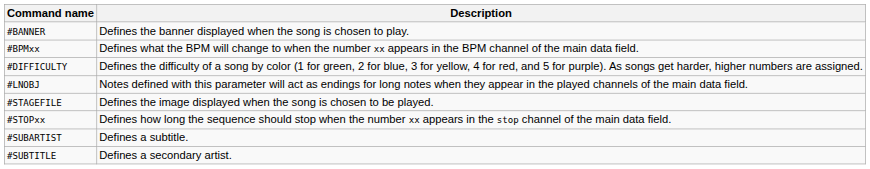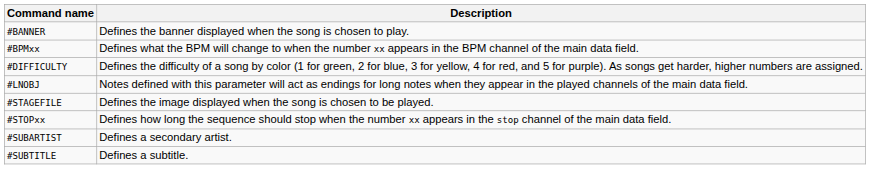(144, 137) Defines a subtitle. -> (166, 137) Defines a secondary artist.
(166, 155) Defines a secondary artist. -> (144, 155) Defines a subtitle.
